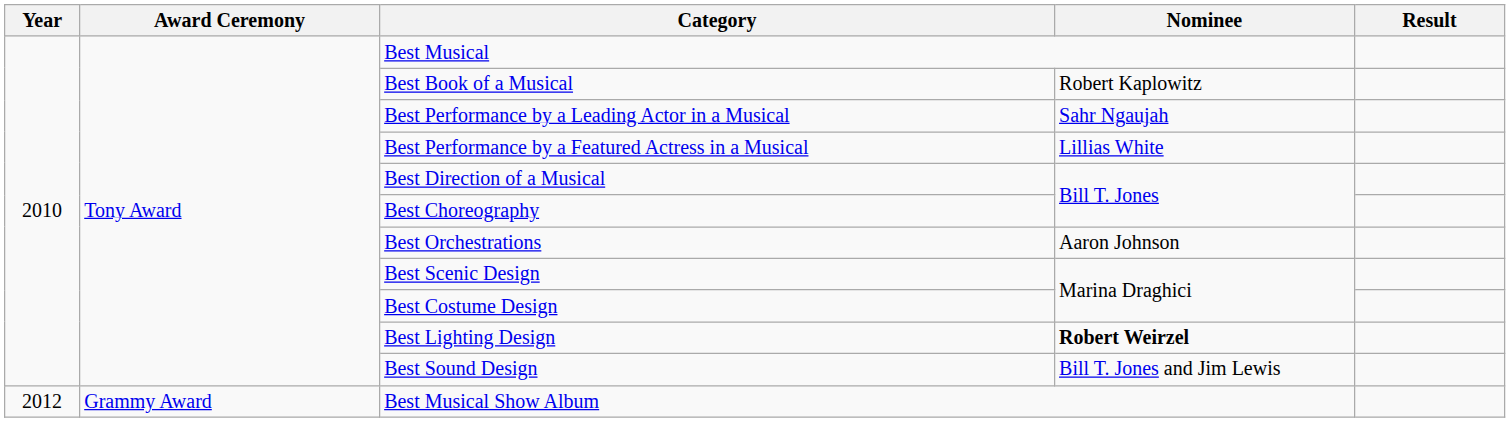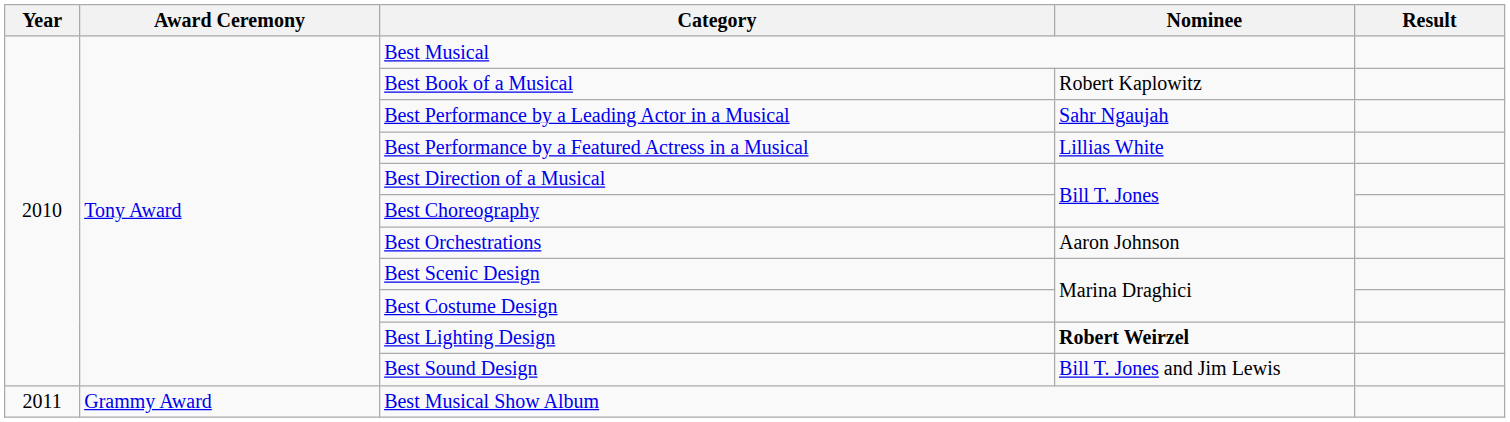(42, 400) 2012 -> (42, 400) 2011
